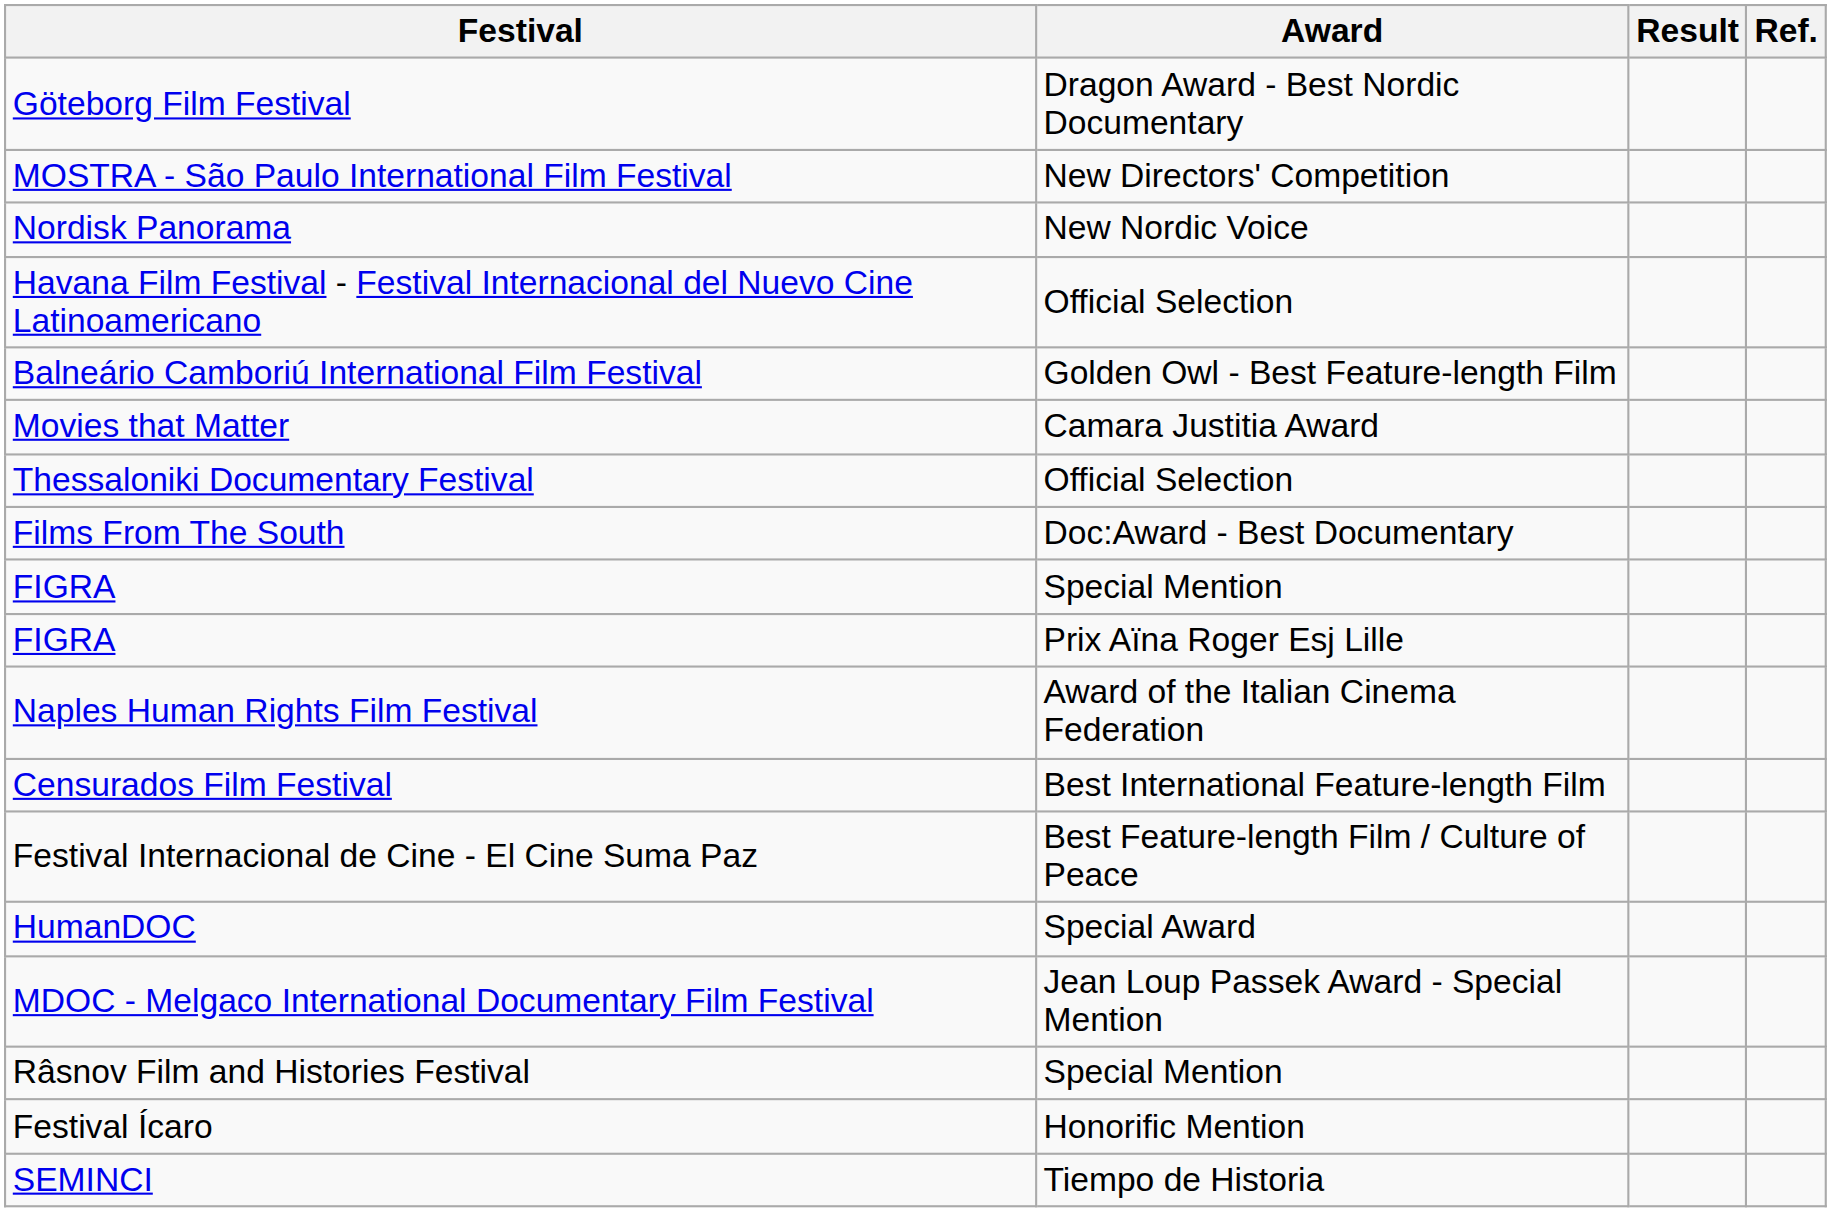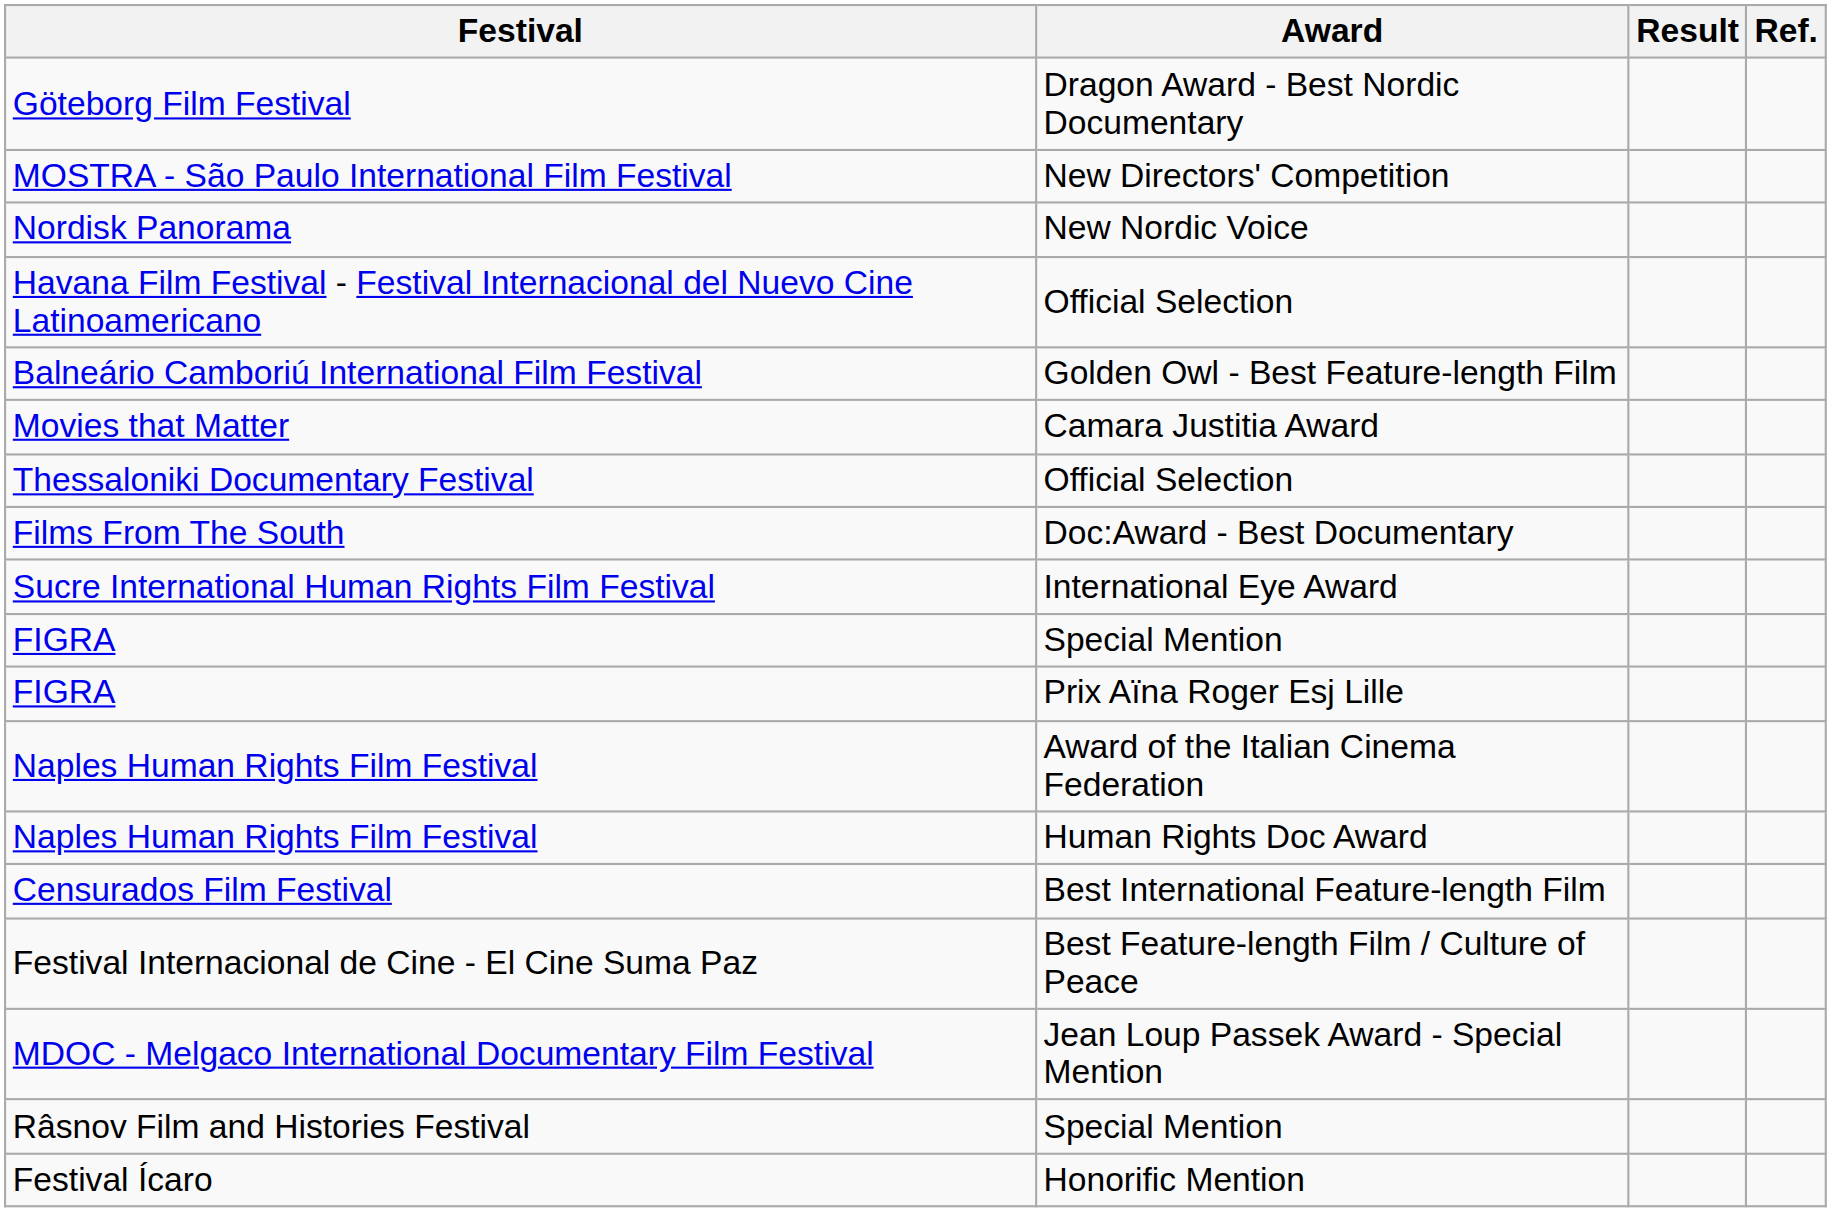+ row: (364, 586)
+ row: (275, 837)
- row: (104, 928)
- row: (83, 1179)
